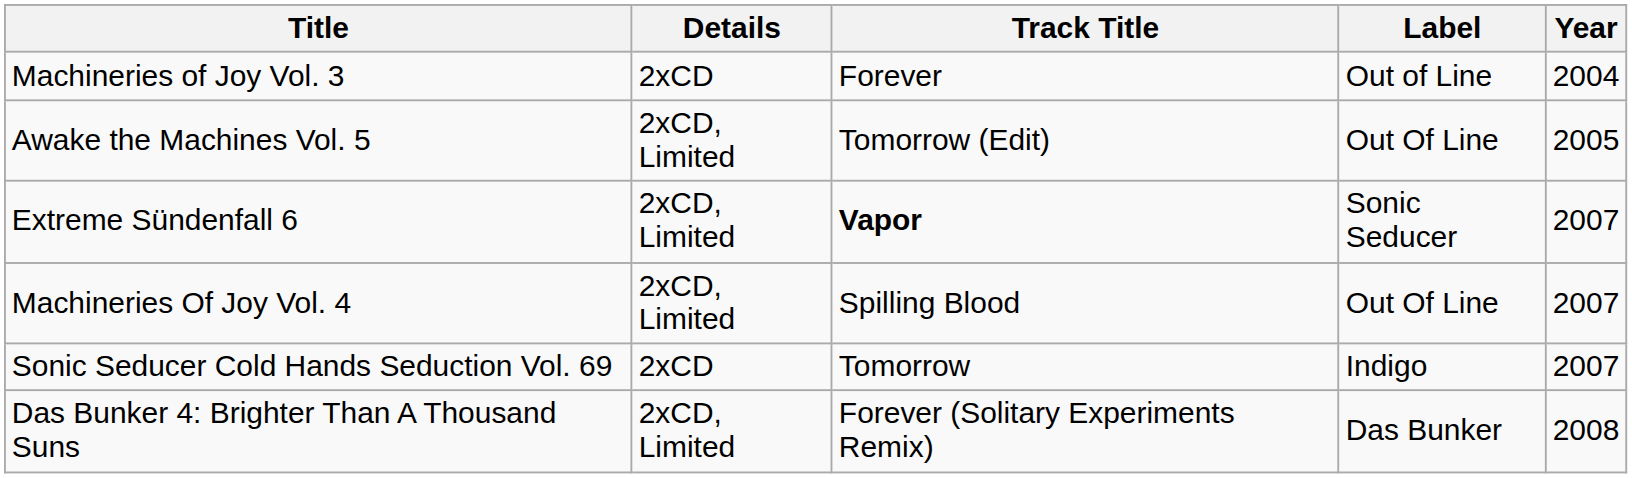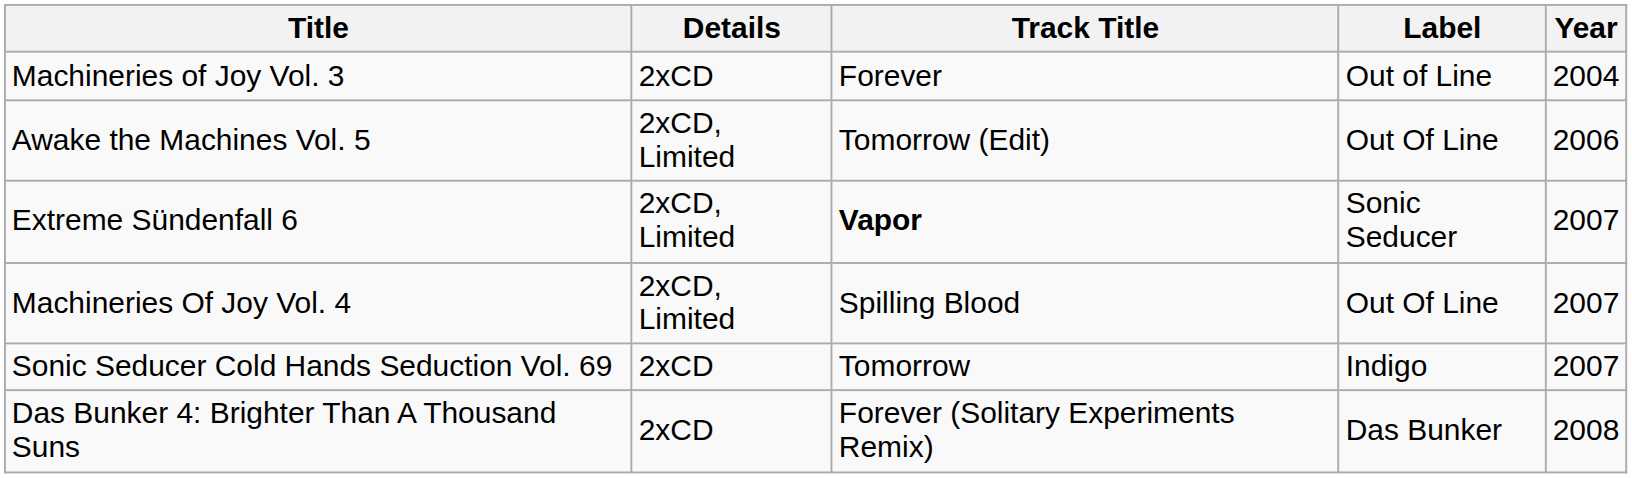(1586, 139) 2005 -> (1586, 139) 2006
(687, 430) 2xCD, Limited -> (676, 430) 2xCD
